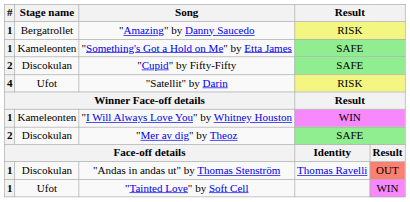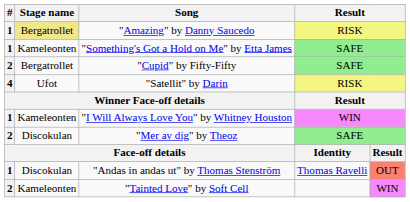(47, 30) no background -> (47, 30) khaki background
(47, 65) Discokulan -> (47, 65) Bergatrollet
(10, 188) 1 -> (10, 188) 2
(47, 188) Ufot -> (47, 188) Kameleonten
